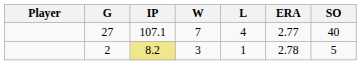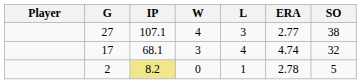(198, 32) 7 -> (198, 32) 4
(243, 32) 4 -> (243, 32) 3
(334, 32) 40 -> (334, 32) 38
+ row: (107, 50)
(198, 50) 3 -> (198, 69) 0
